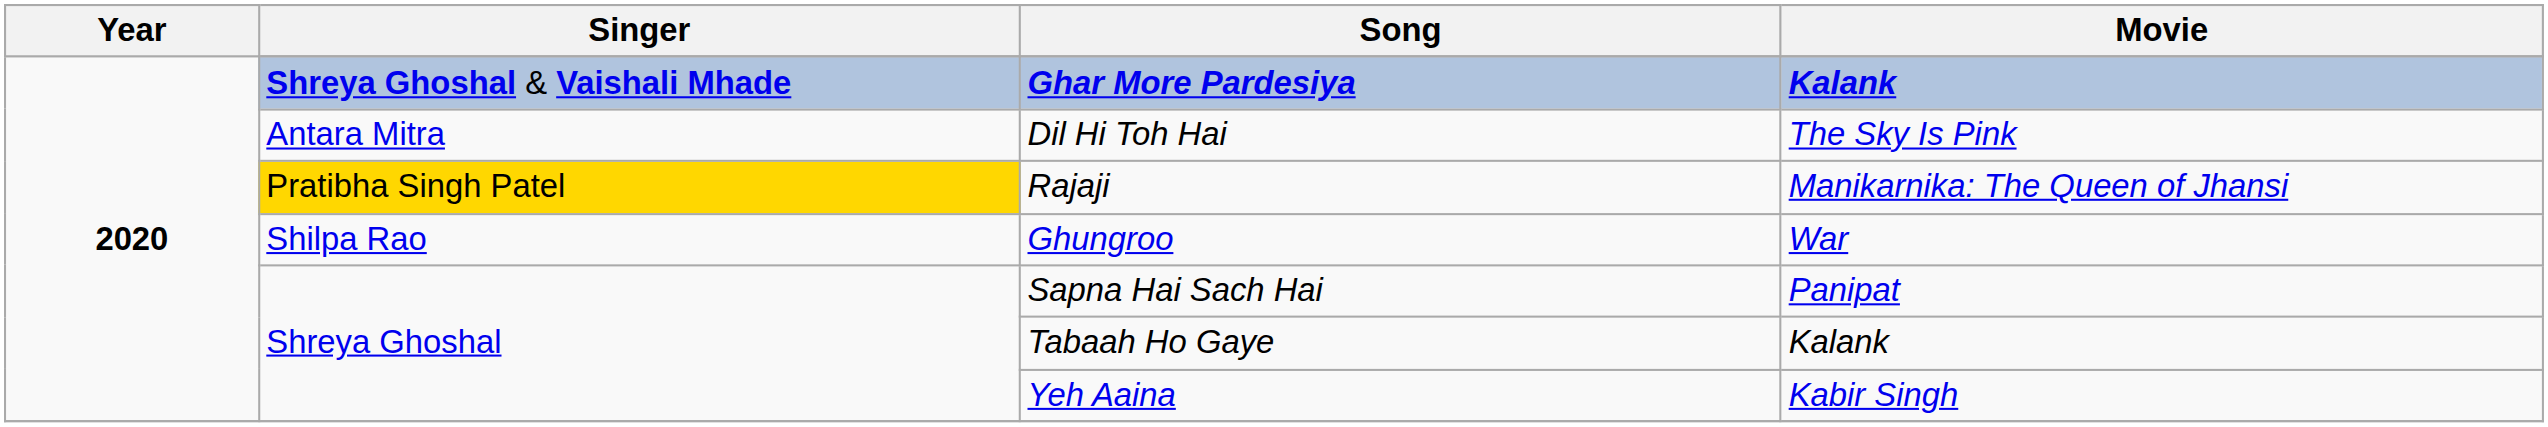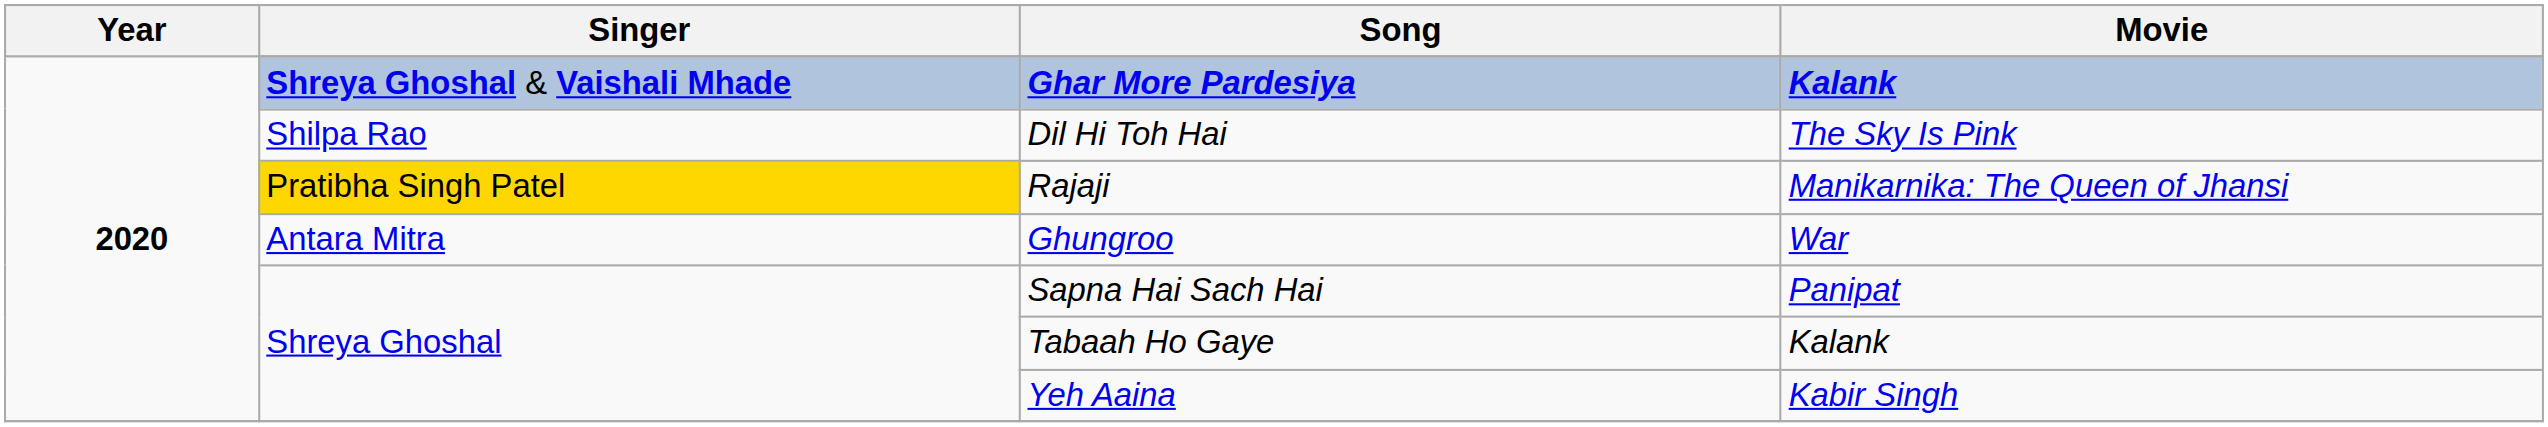(356, 134) Antara Mitra -> (347, 134) Shilpa Rao
(347, 238) Shilpa Rao -> (356, 238) Antara Mitra
